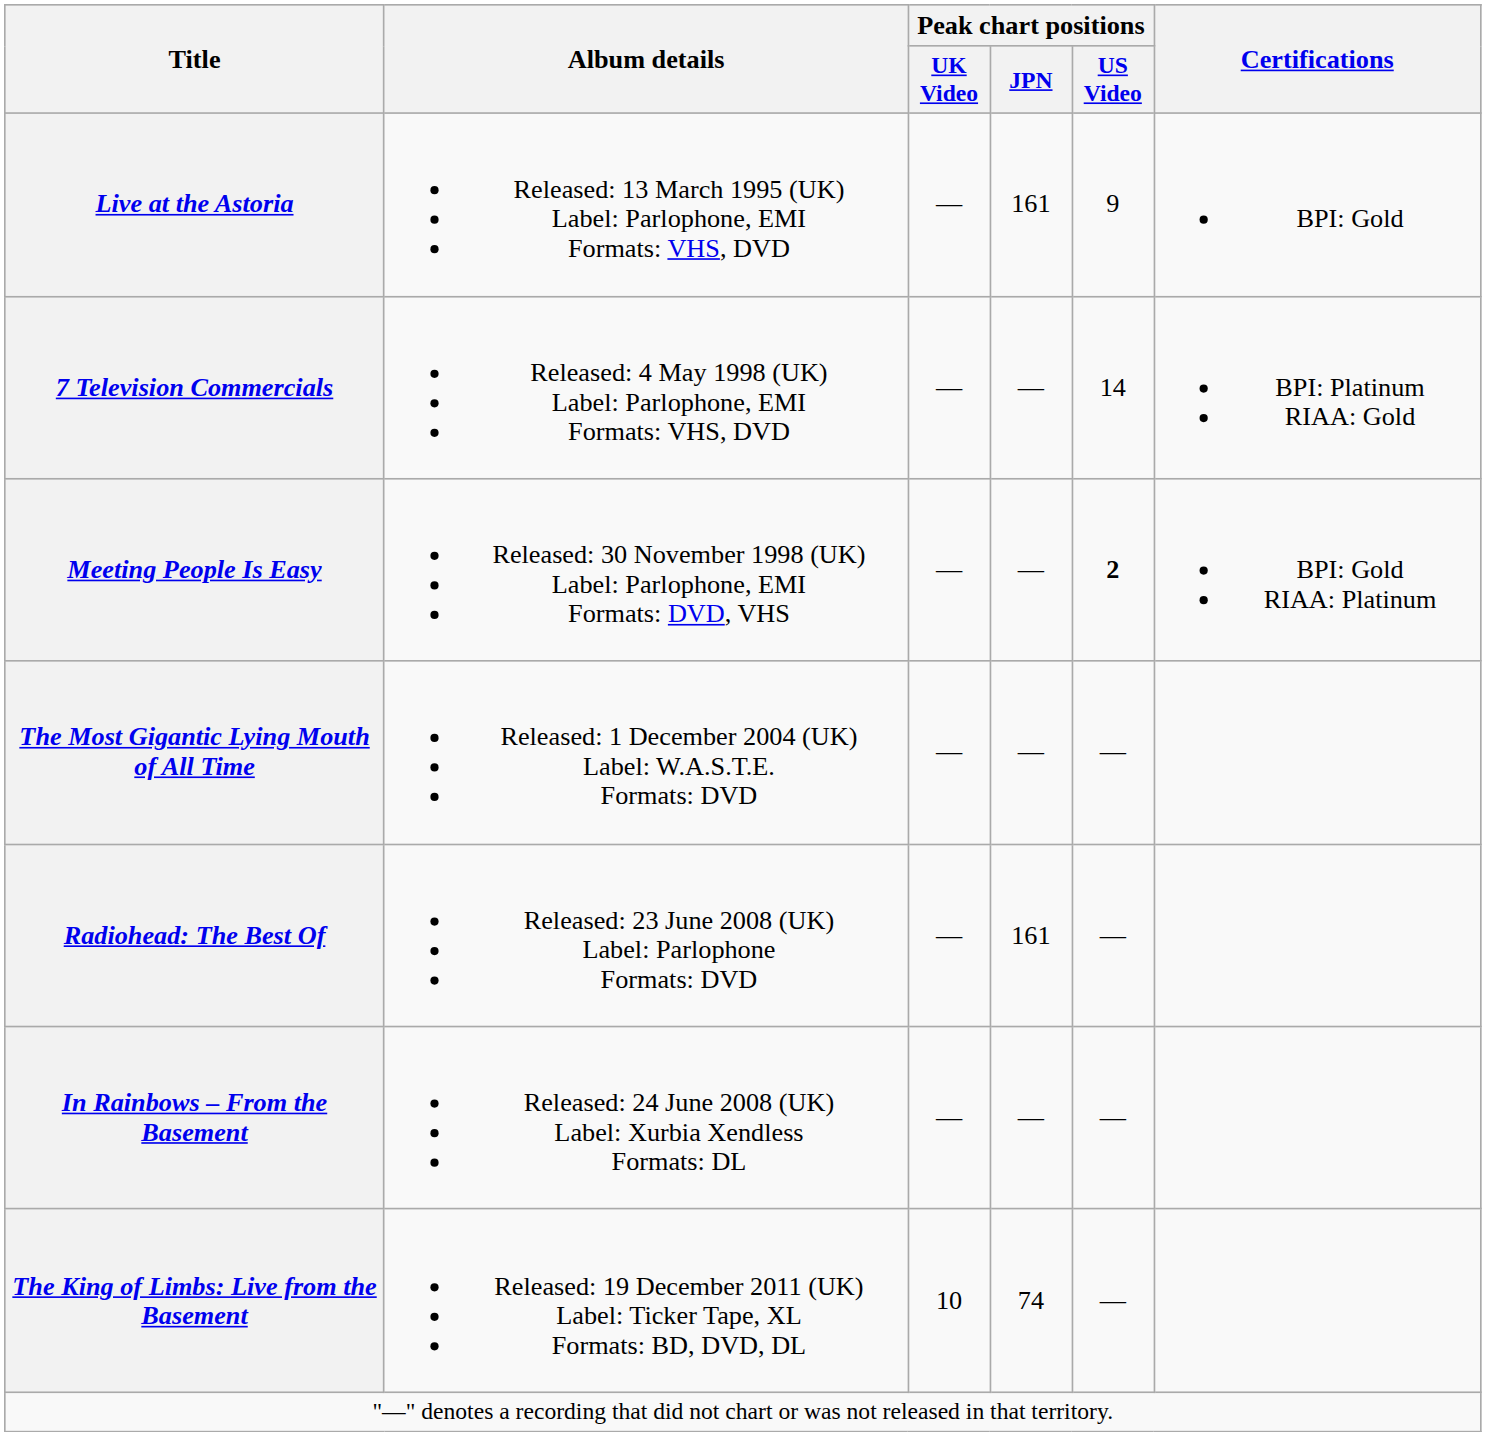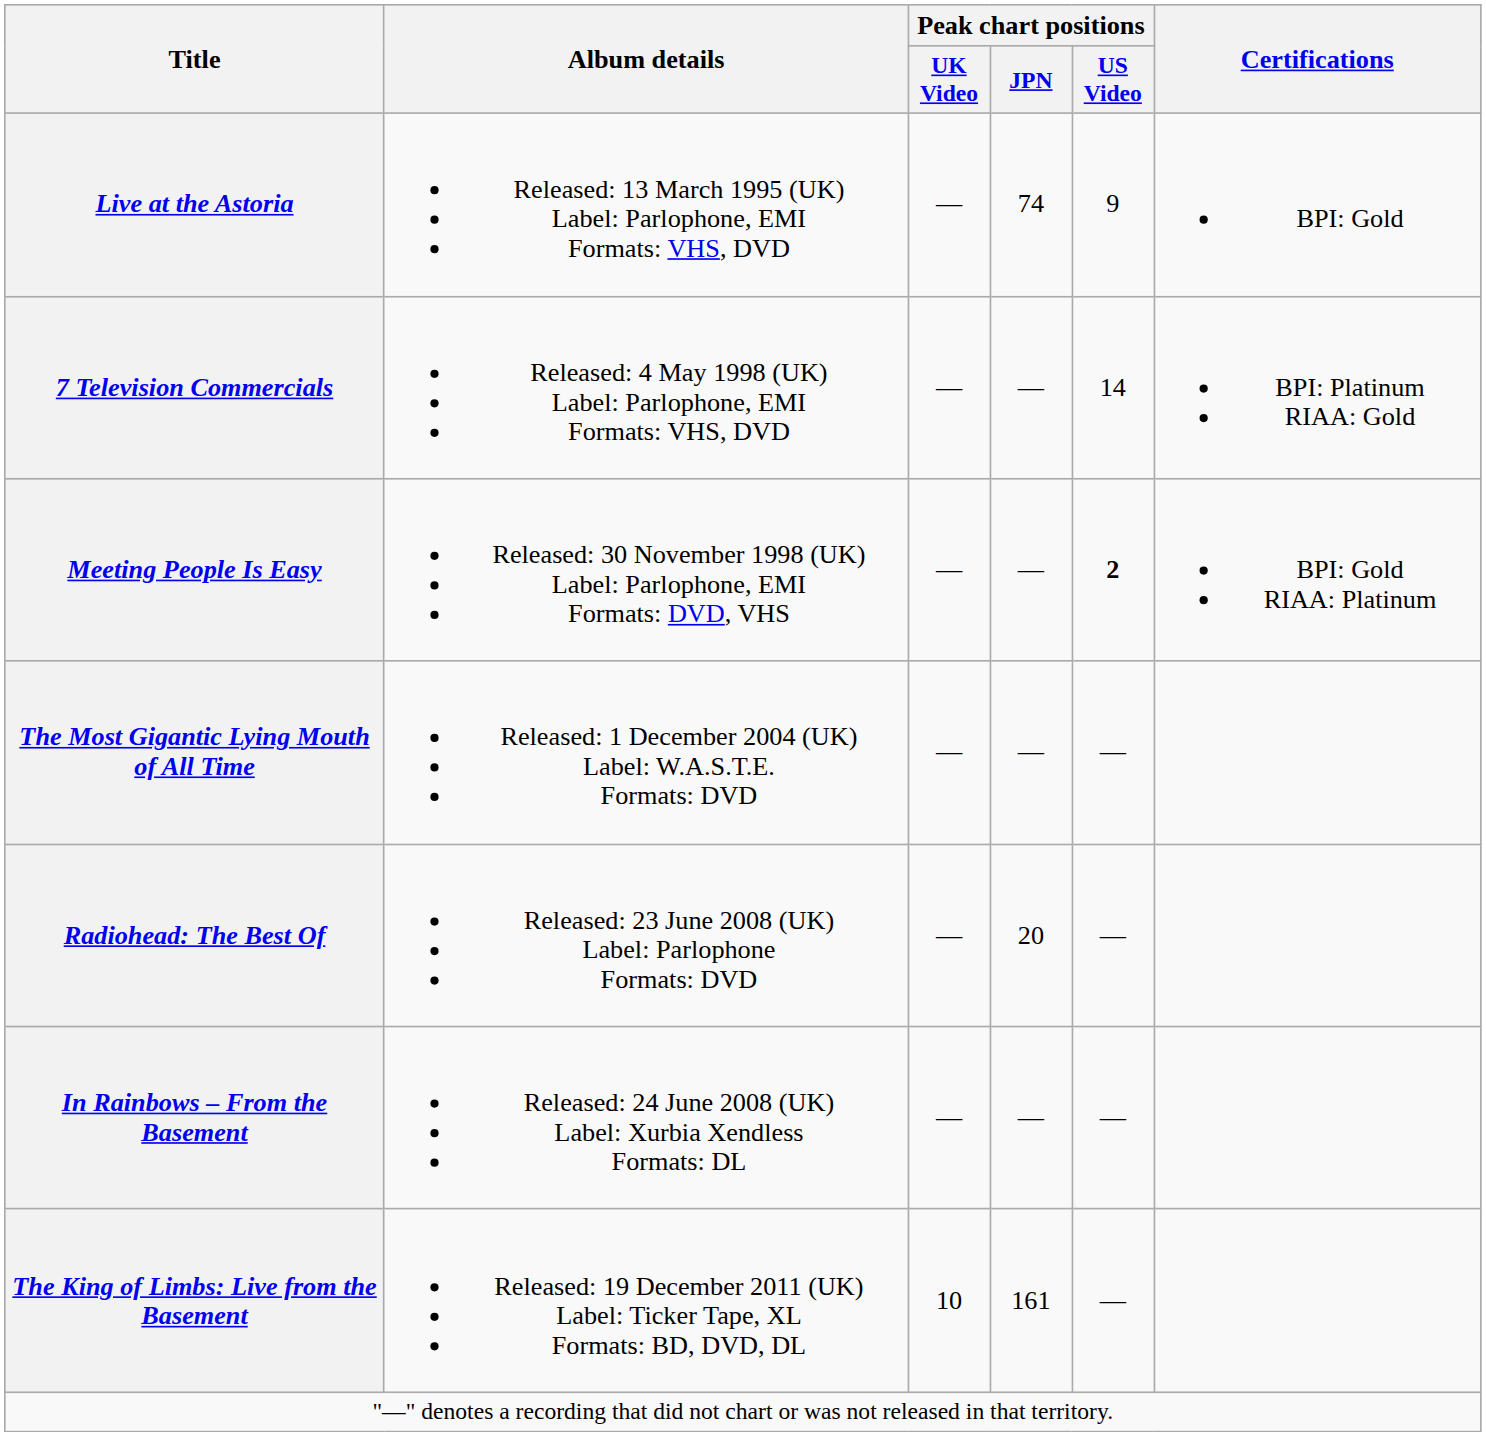(1031, 204) 161 -> (1031, 204) 74
(1031, 934) 161 -> (1031, 934) 20
(1031, 1300) 74 -> (1031, 1300) 161
